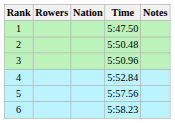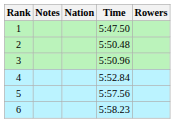columns swapped: (52, 12) <-> (155, 12)
